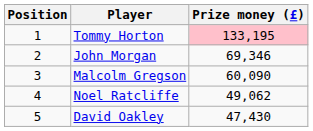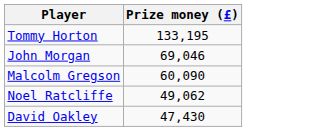- column: (38, 15)
(249, 35) pink background -> (182, 35) no background
(249, 55) 69,346 -> (182, 55) 69,046
